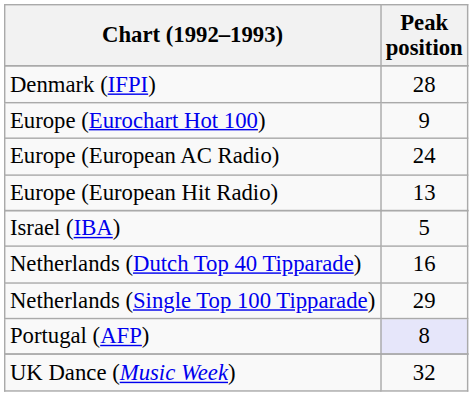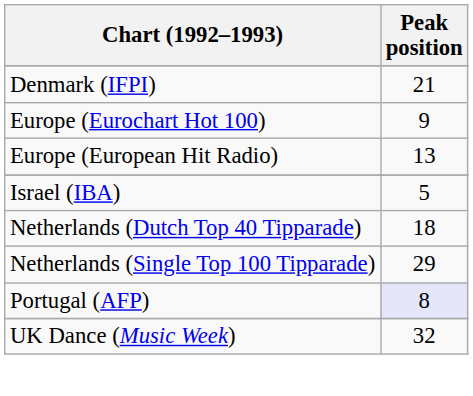(424, 84) 28 -> (424, 84) 21
- row: (145, 156)
(424, 264) 16 -> (424, 228) 18
